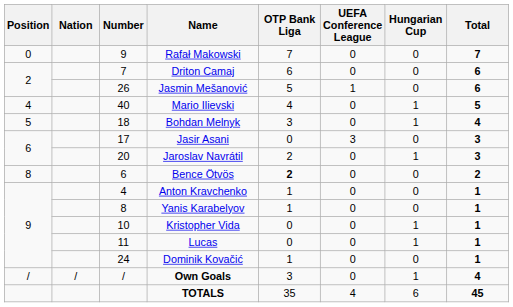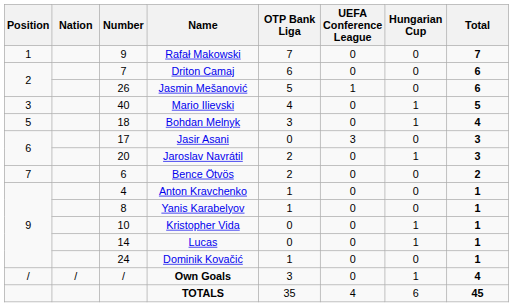(28, 54) 0 -> (28, 54) 1
(28, 106) 4 -> (28, 106) 3
(28, 174) 8 -> (28, 174) 7
(290, 174) bold -> (290, 174) normal
(123, 242) 11 -> (123, 242) 14
